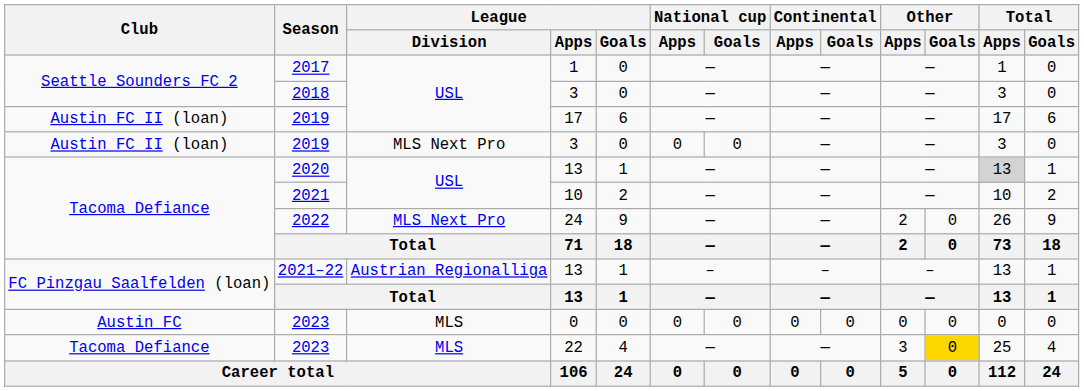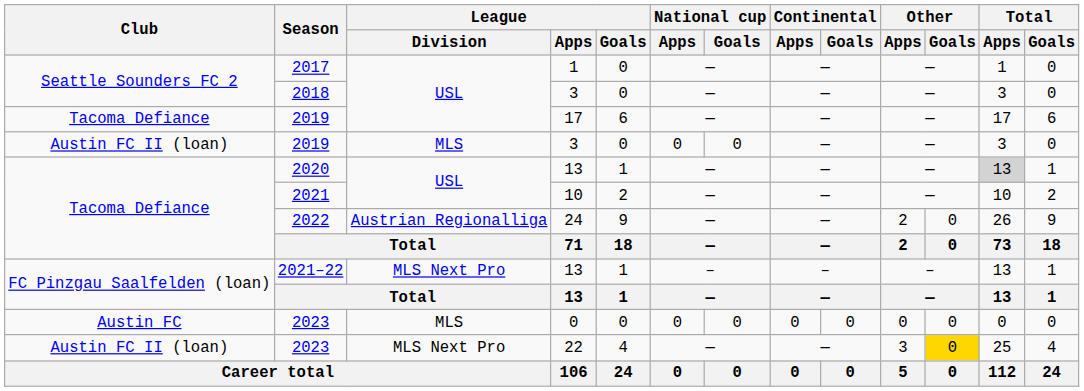(139, 119) Austin FC II (loan) -> (139, 119) Tacoma Defiance
(449, 144) MLS Next Pro -> (449, 144) MLS
(449, 221) MLS Next Pro -> (449, 221) Austrian Regionalliga
(449, 272) Austrian Regionalliga -> (449, 272) MLS Next Pro
(139, 348) Tacoma Defiance -> (139, 348) Austin FC II (loan)
(449, 348) MLS -> (449, 348) MLS Next Pro
